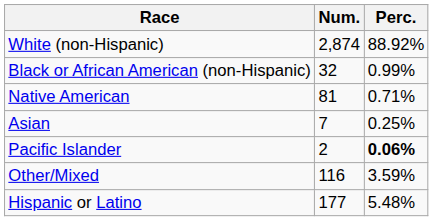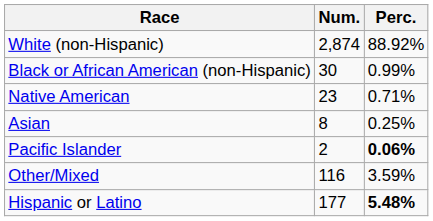(328, 70) 32 -> (328, 70) 30
(328, 96) 81 -> (328, 96) 23
(323, 123) 7 -> (323, 123) 8
(391, 202) normal -> (391, 202) bold
